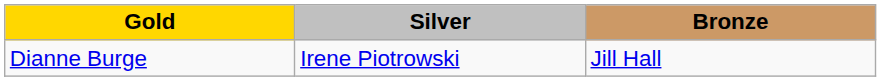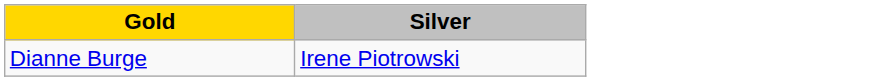- column: (731, 22)
